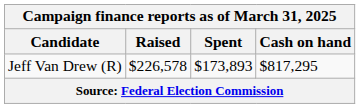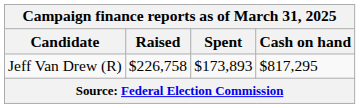(158, 66) $226,578 -> (158, 66) $226,758
